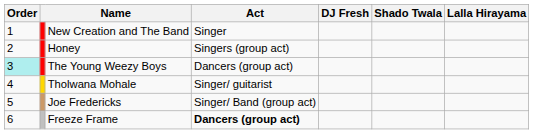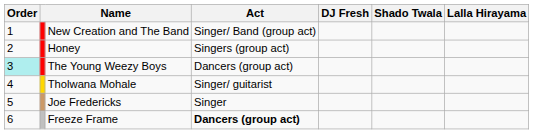(210, 31) Singer -> (255, 31) Singer/ Band (group act)
(255, 102) Singer/ Band (group act) -> (210, 102) Singer
